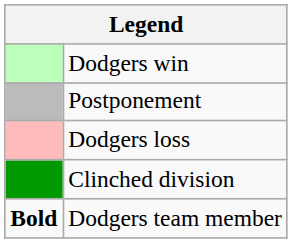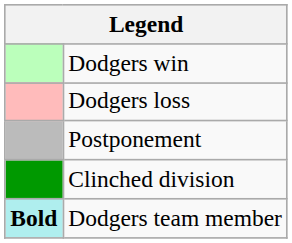rows swapped: (129, 140) <-> (135, 101)
(34, 217) no background -> (34, 217) paleturquoise background
